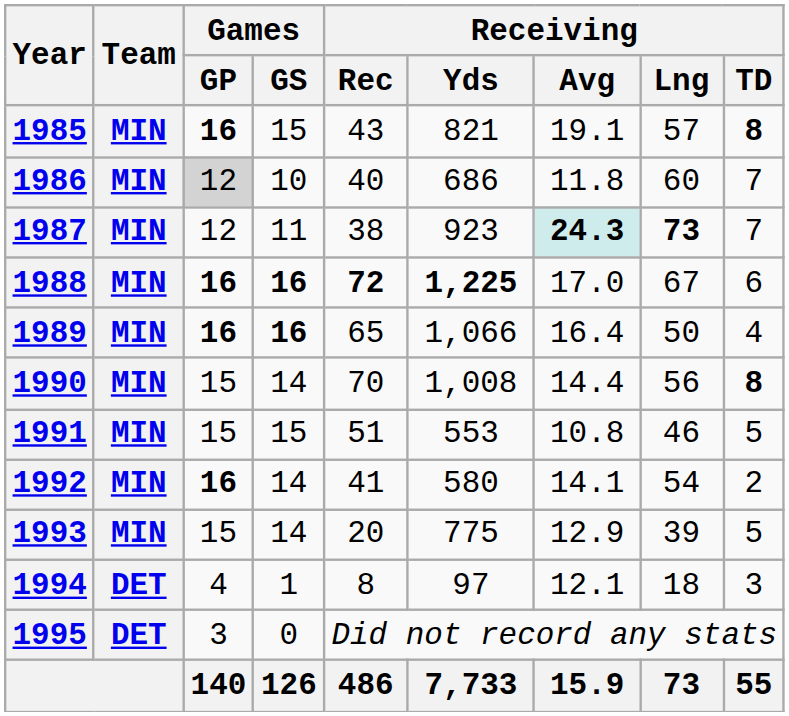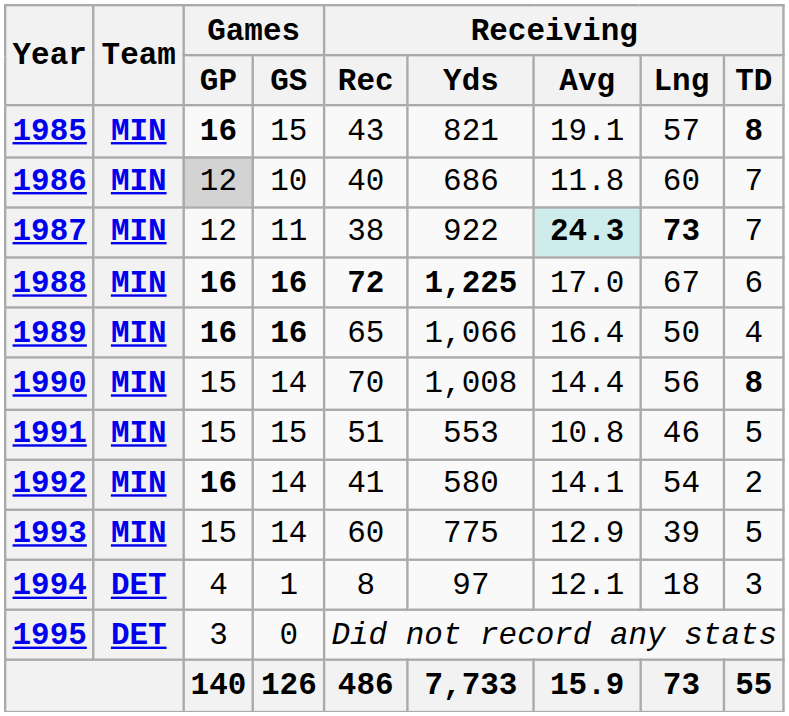(471, 232) 923 -> (471, 232) 922
(366, 535) 20 -> (366, 535) 60
